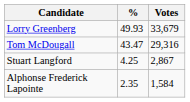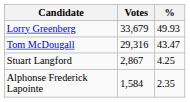columns swapped: (167, 12) <-> (133, 12)
